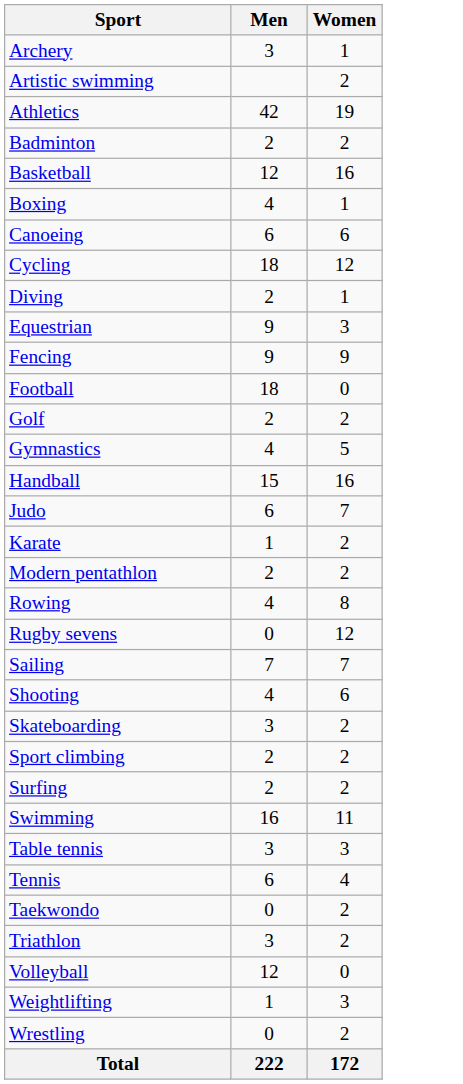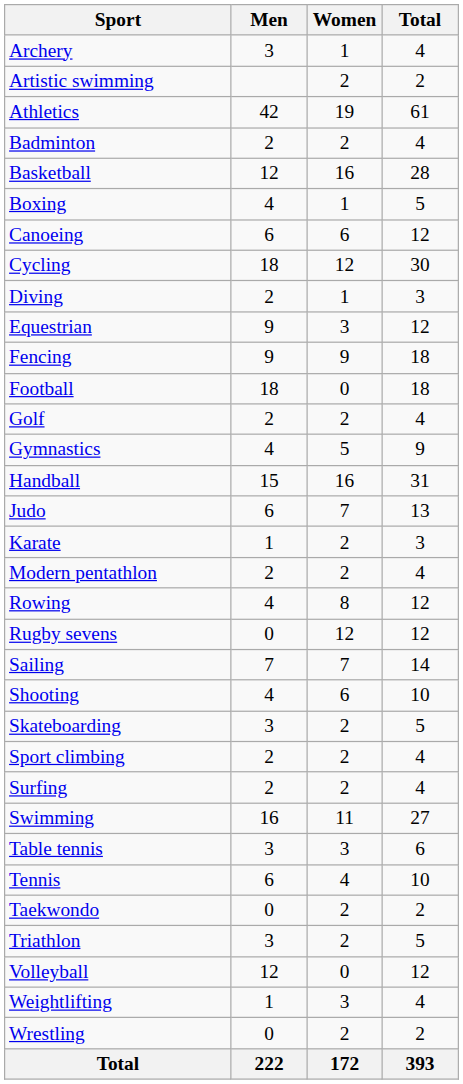+ column: (420, 19)
